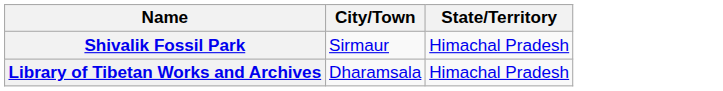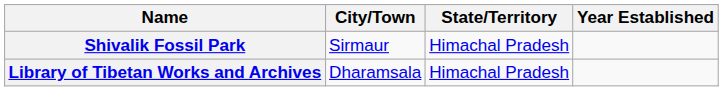+ column: (646, 18)
